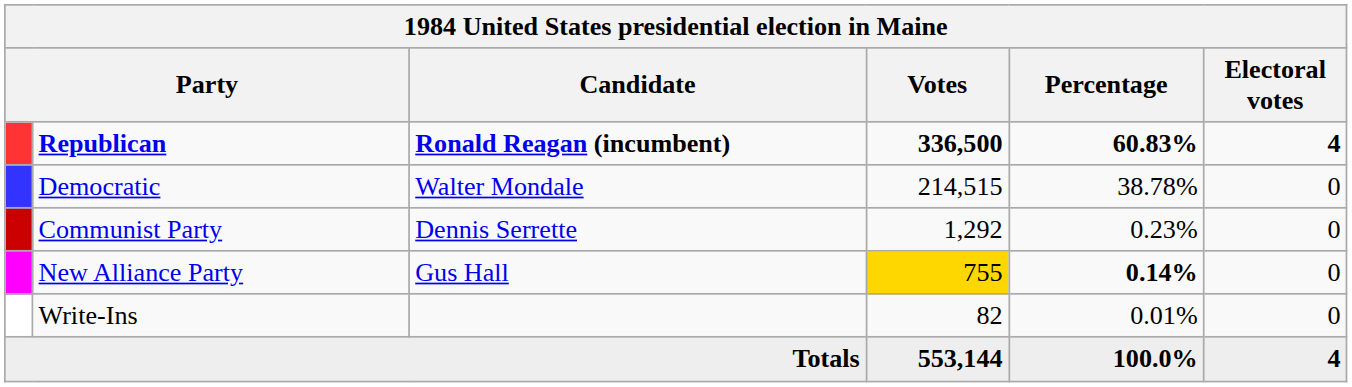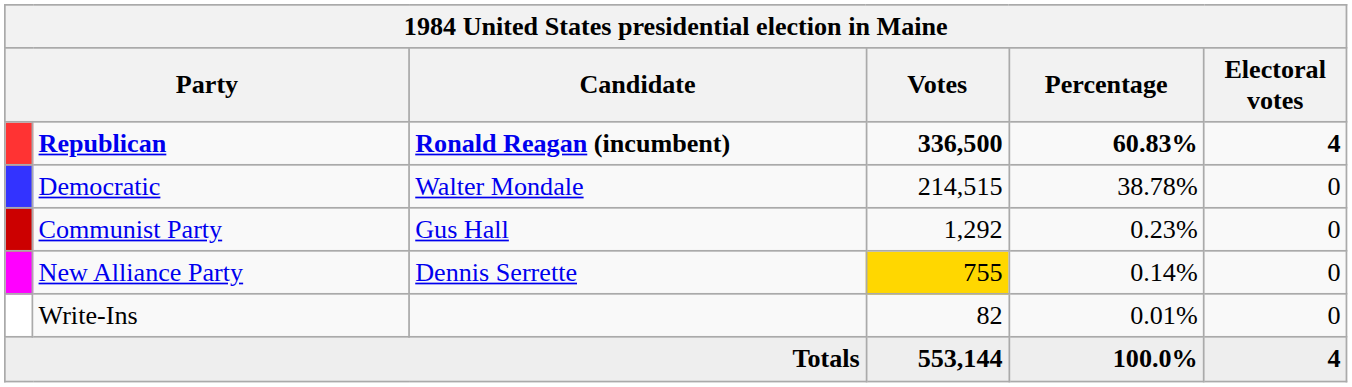(496, 229) Dennis Serrette -> (462, 229) Gus Hall
(462, 272) Gus Hall -> (496, 272) Dennis Serrette
(1162, 272) bold -> (1164, 272) normal
